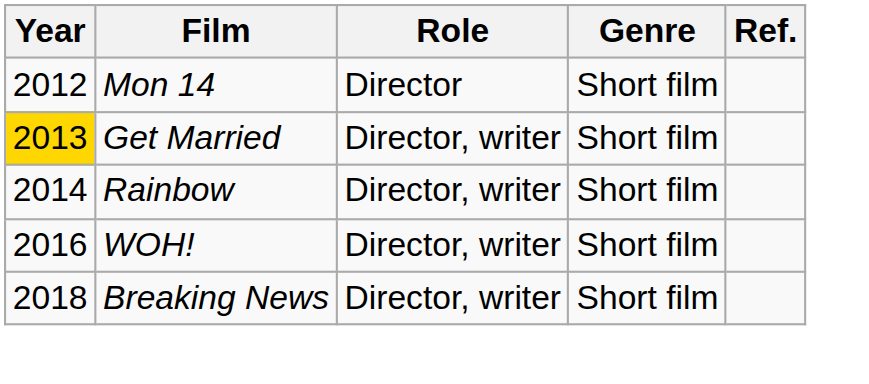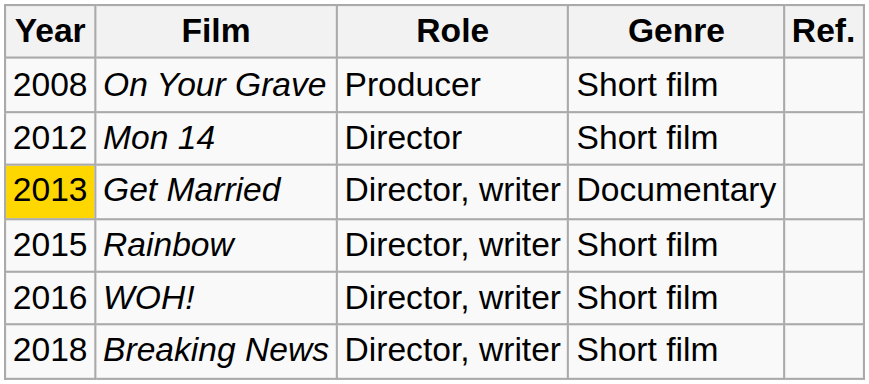+ row: (215, 84)
(648, 137) Short film -> (676, 191) Documentary
(50, 191) 2014 -> (50, 244) 2015
